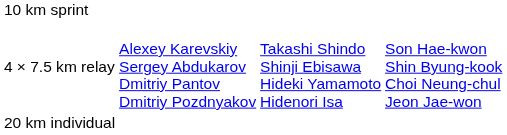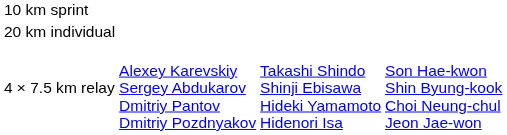rows swapped: (60, 123) <-> (59, 66)
